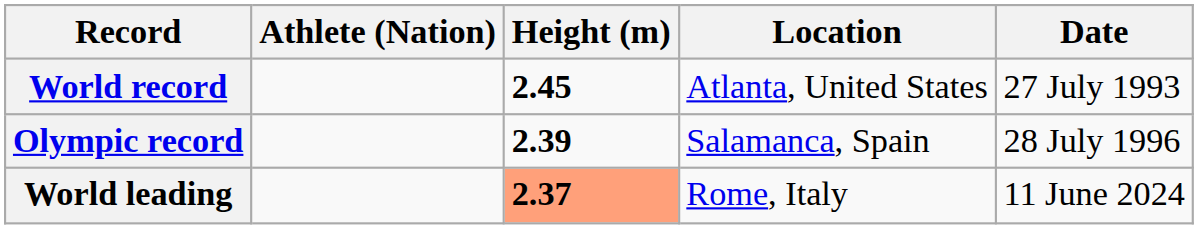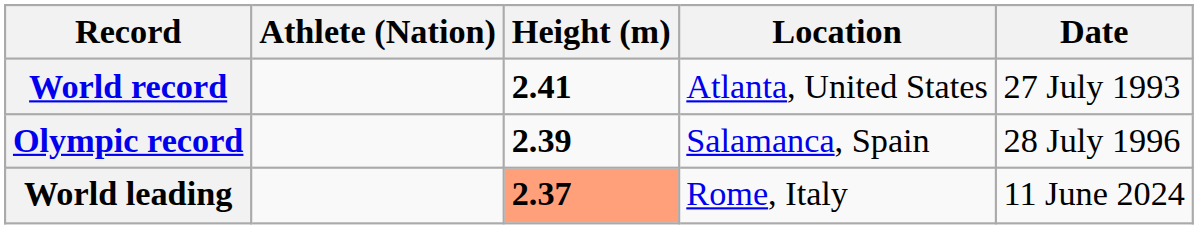(542, 85) 2.45 -> (542, 85) 2.41
